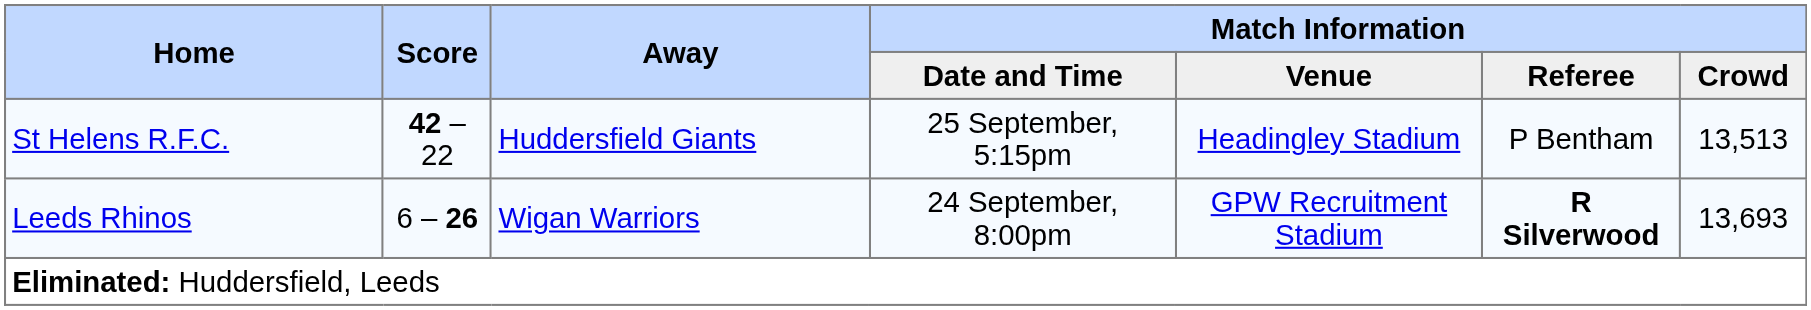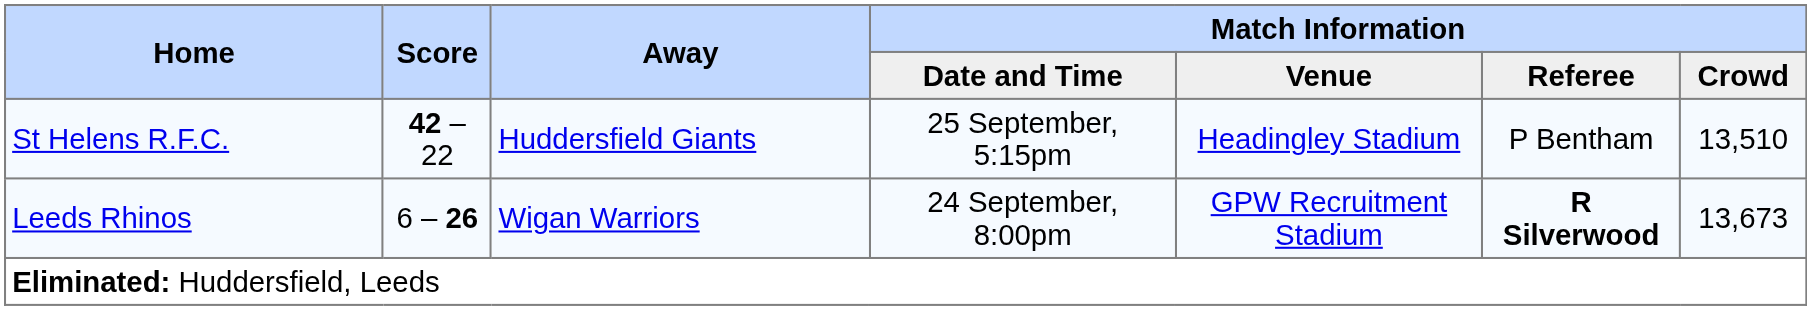(1743, 139) 13,513 -> (1743, 139) 13,510
(1743, 218) 13,693 -> (1743, 218) 13,673
